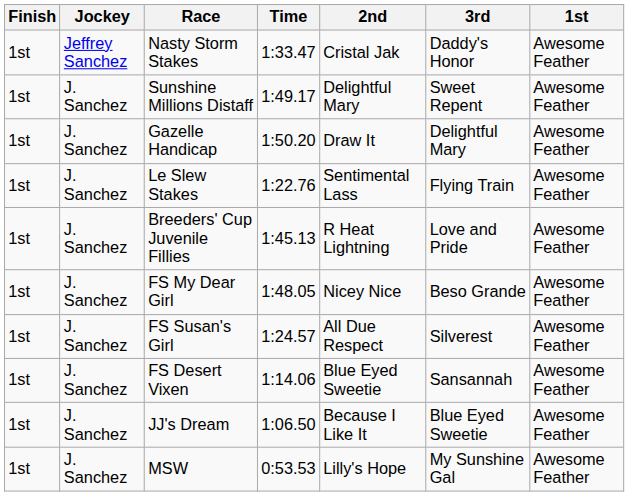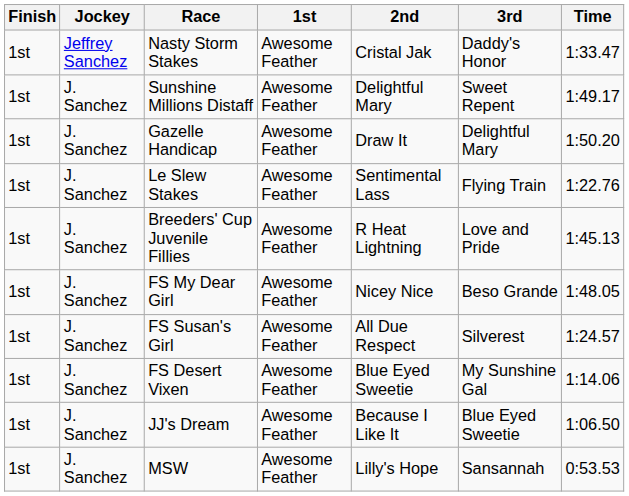columns swapped: (577, 17) <-> (288, 17)
(471, 380) Sansannah -> (509, 380) My Sunshine Gal
(477, 469) My Sunshine Gal -> (503, 469) Sansannah
